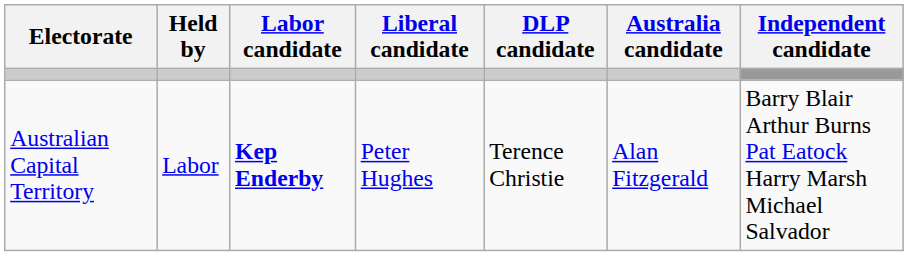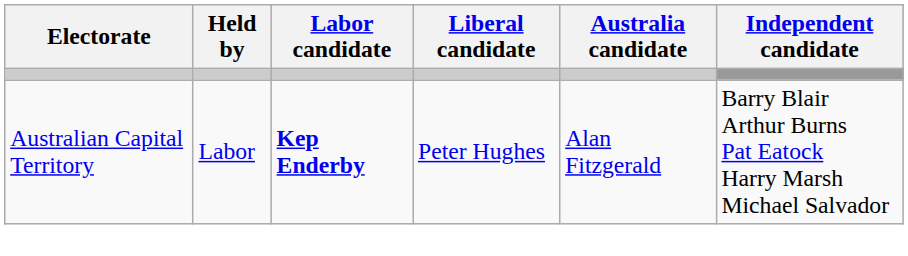- column: (545, 36)
